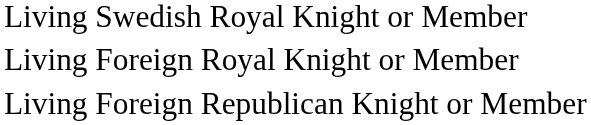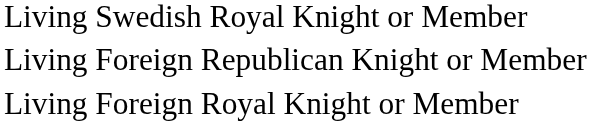rows swapped: (261, 60) <-> (295, 103)
